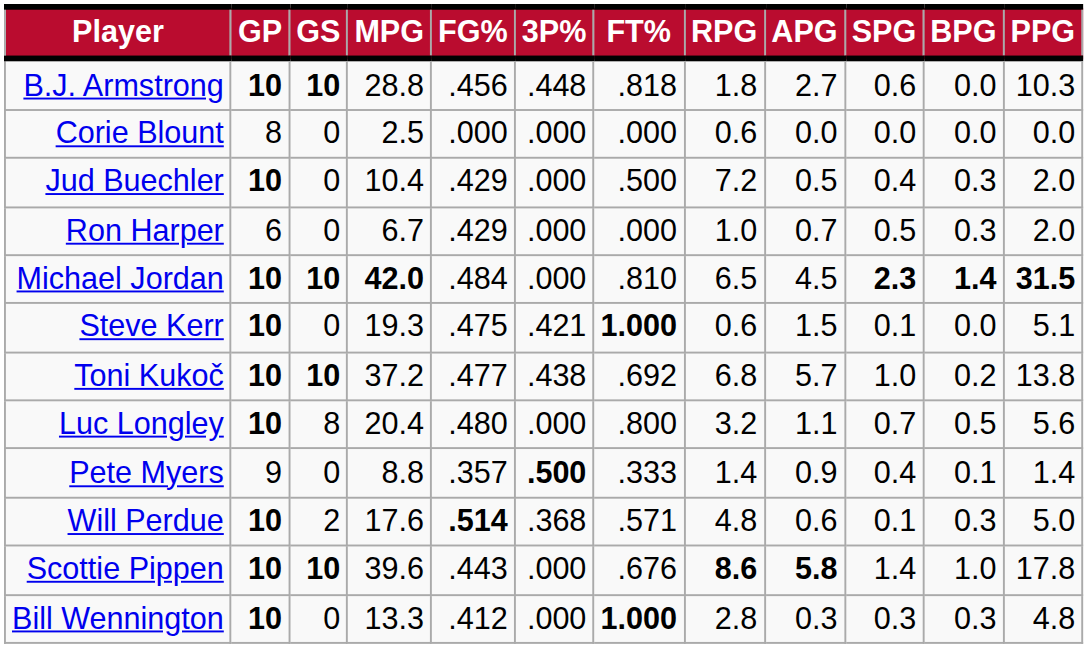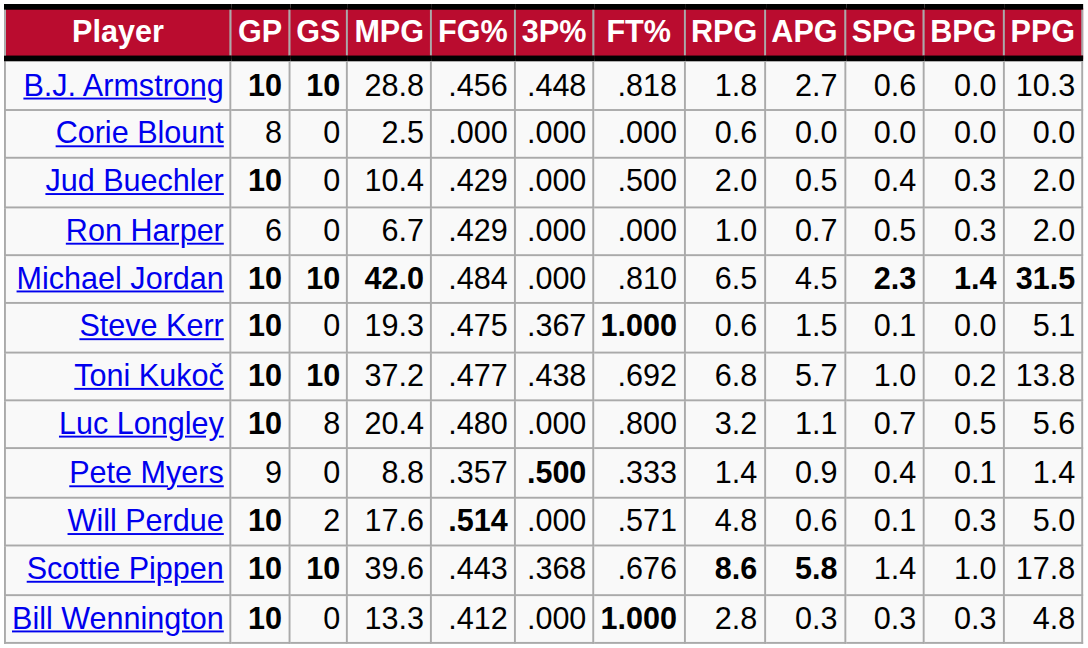(736, 181) 7.2 -> (736, 181) 2.0
(557, 327) .421 -> (557, 327) .367
(557, 521) .368 -> (557, 521) .000
(557, 569) .000 -> (557, 569) .368
